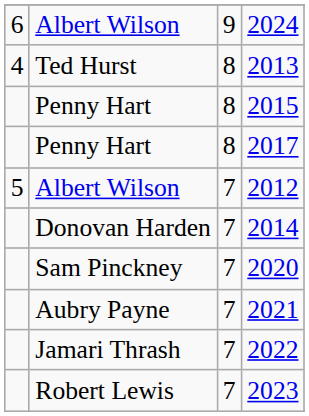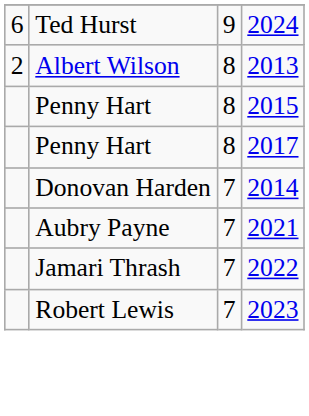(107, 24) Albert Wilson -> (86, 24) Ted Hurst
(17, 65) 4 -> (17, 65) 2
(86, 65) Ted Hurst -> (107, 65) Albert Wilson
- row: (273, 187)
- row: (273, 268)
